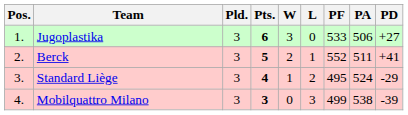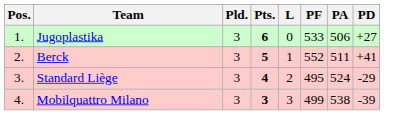- column: (290, 15)
